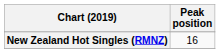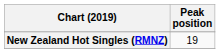(192, 40) 16 -> (192, 40) 19
